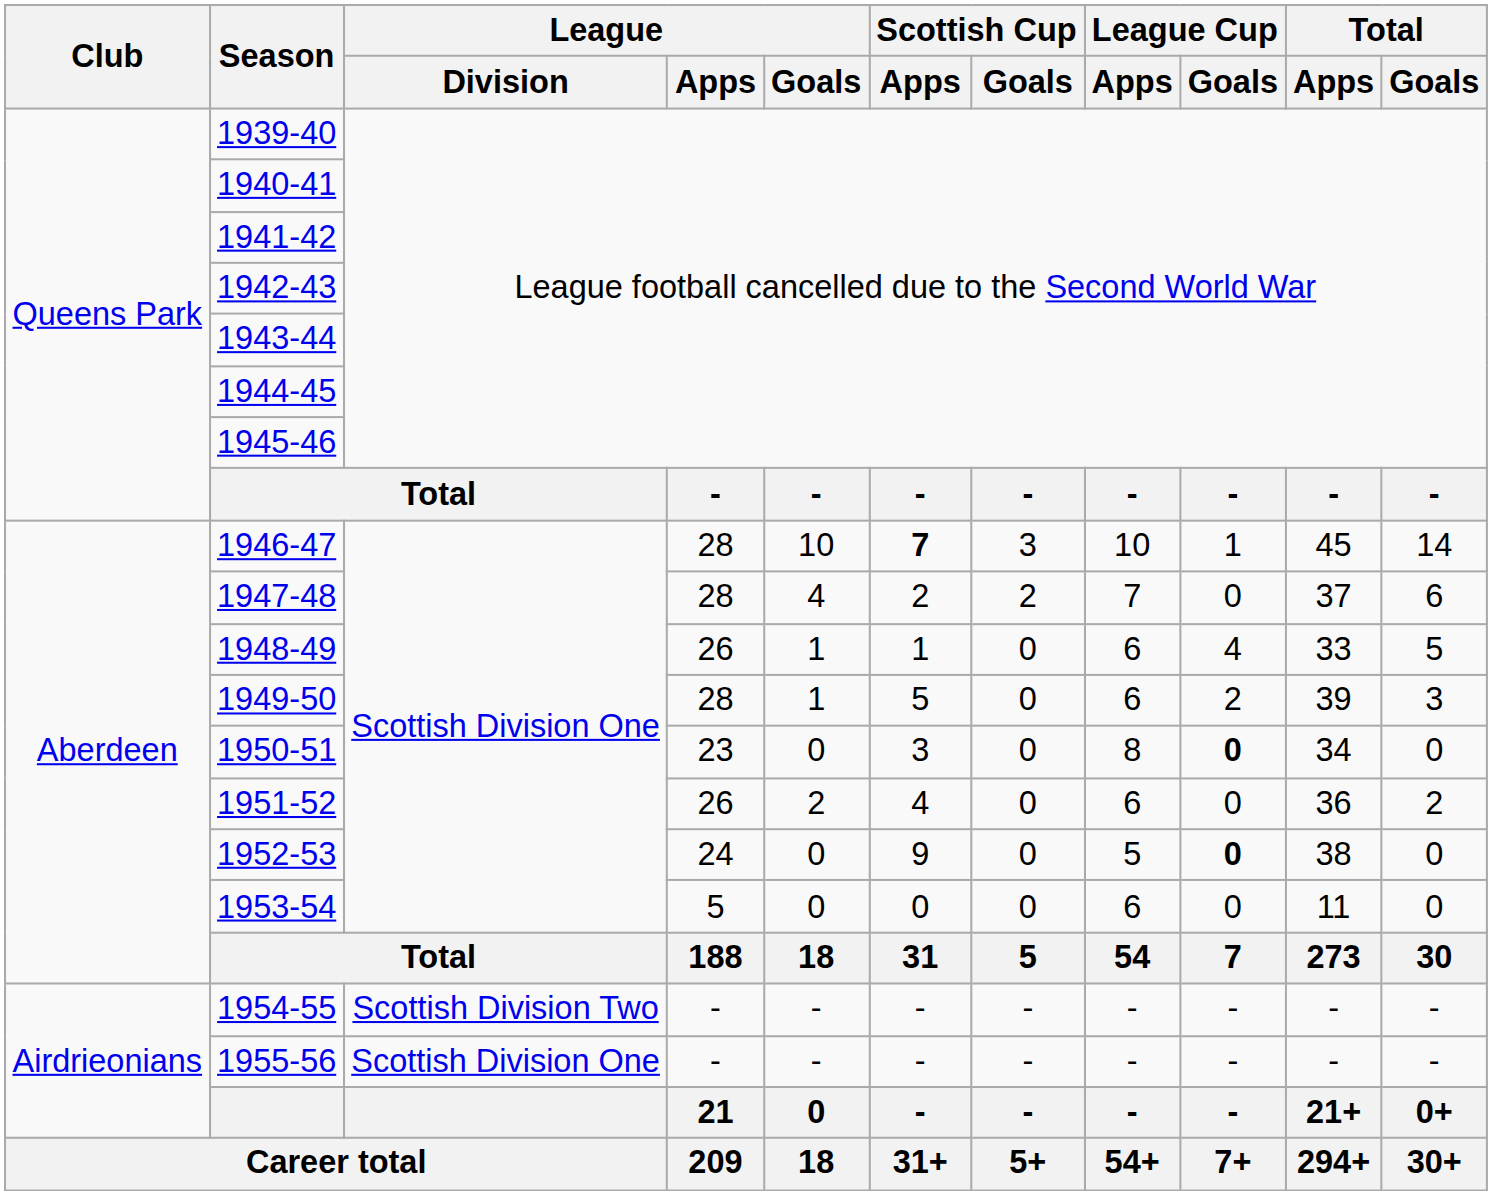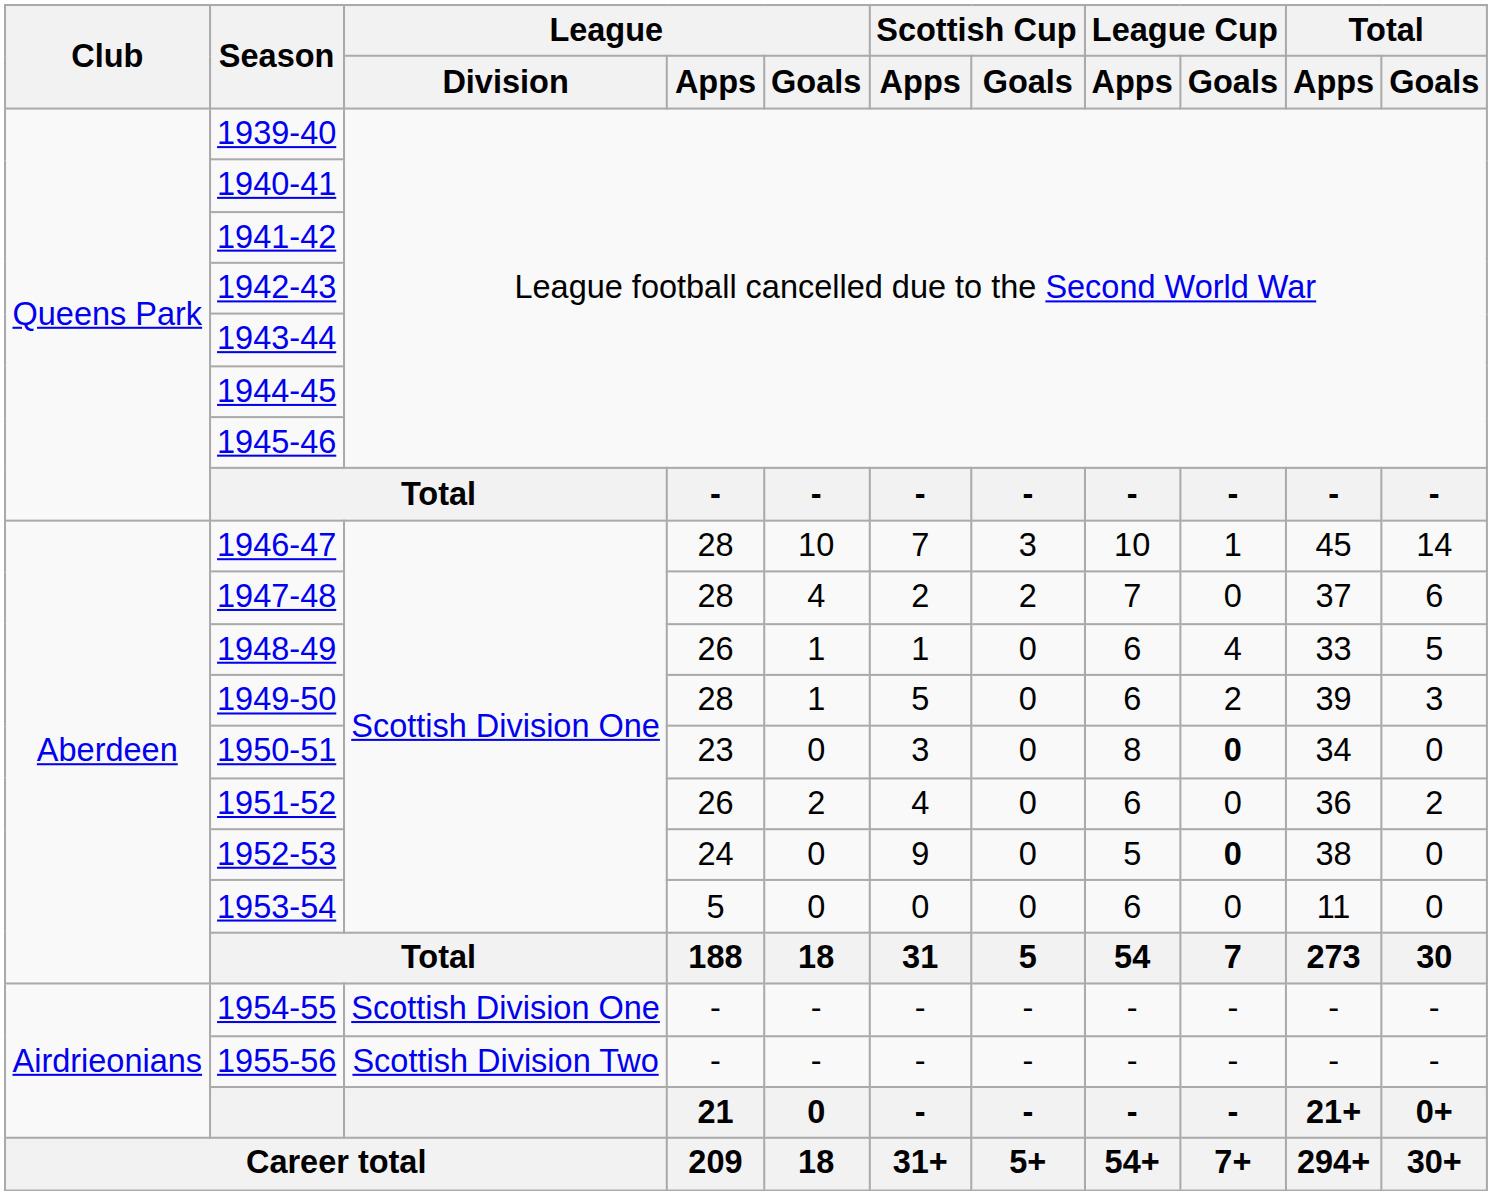(920, 545) bold -> (920, 545) normal
(506, 1008) Scottish Division Two -> (506, 1008) Scottish Division One
(506, 1060) Scottish Division One -> (506, 1060) Scottish Division Two
